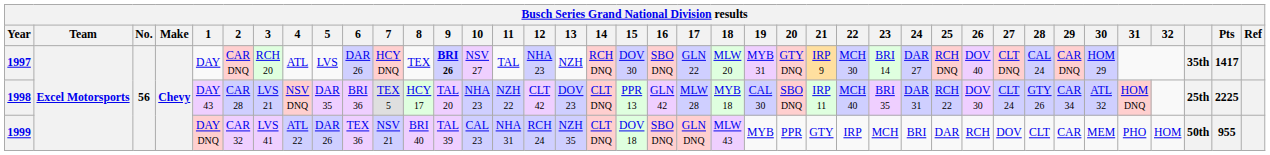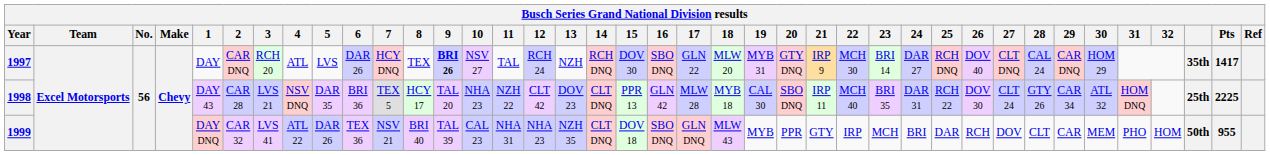(540, 62) NHA 23 -> (540, 62) RCH 24
(540, 132) RCH 24 -> (540, 132) NHA 23
